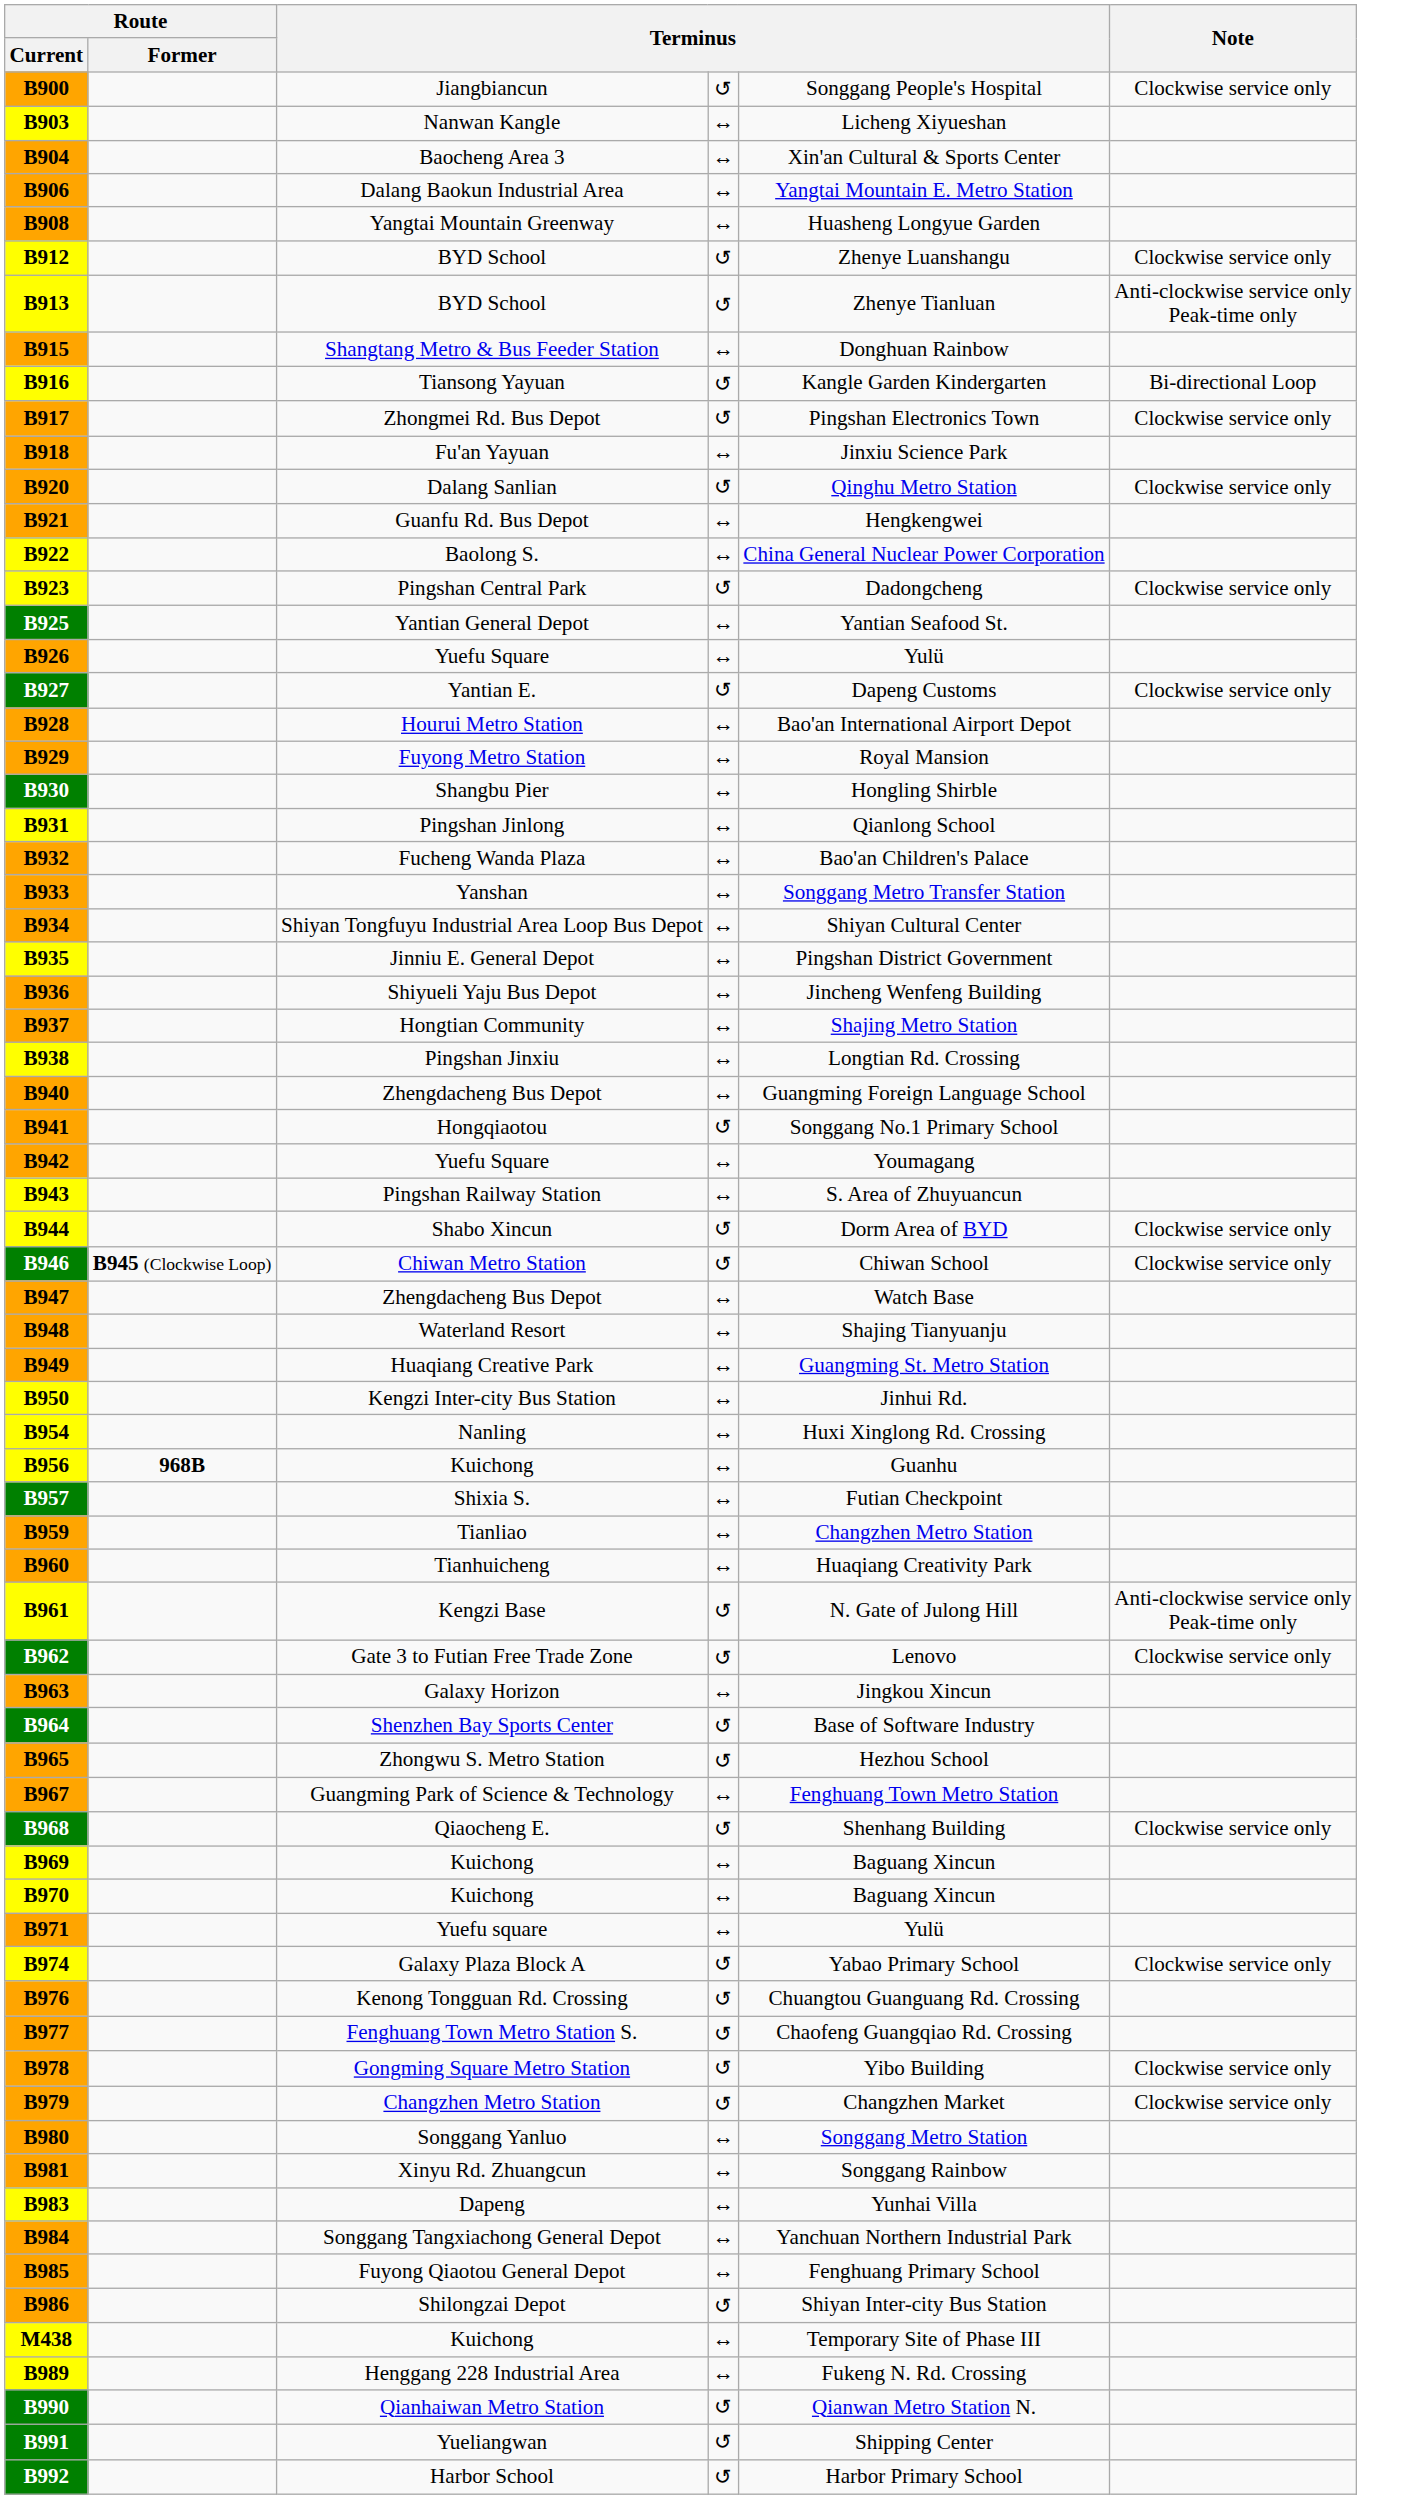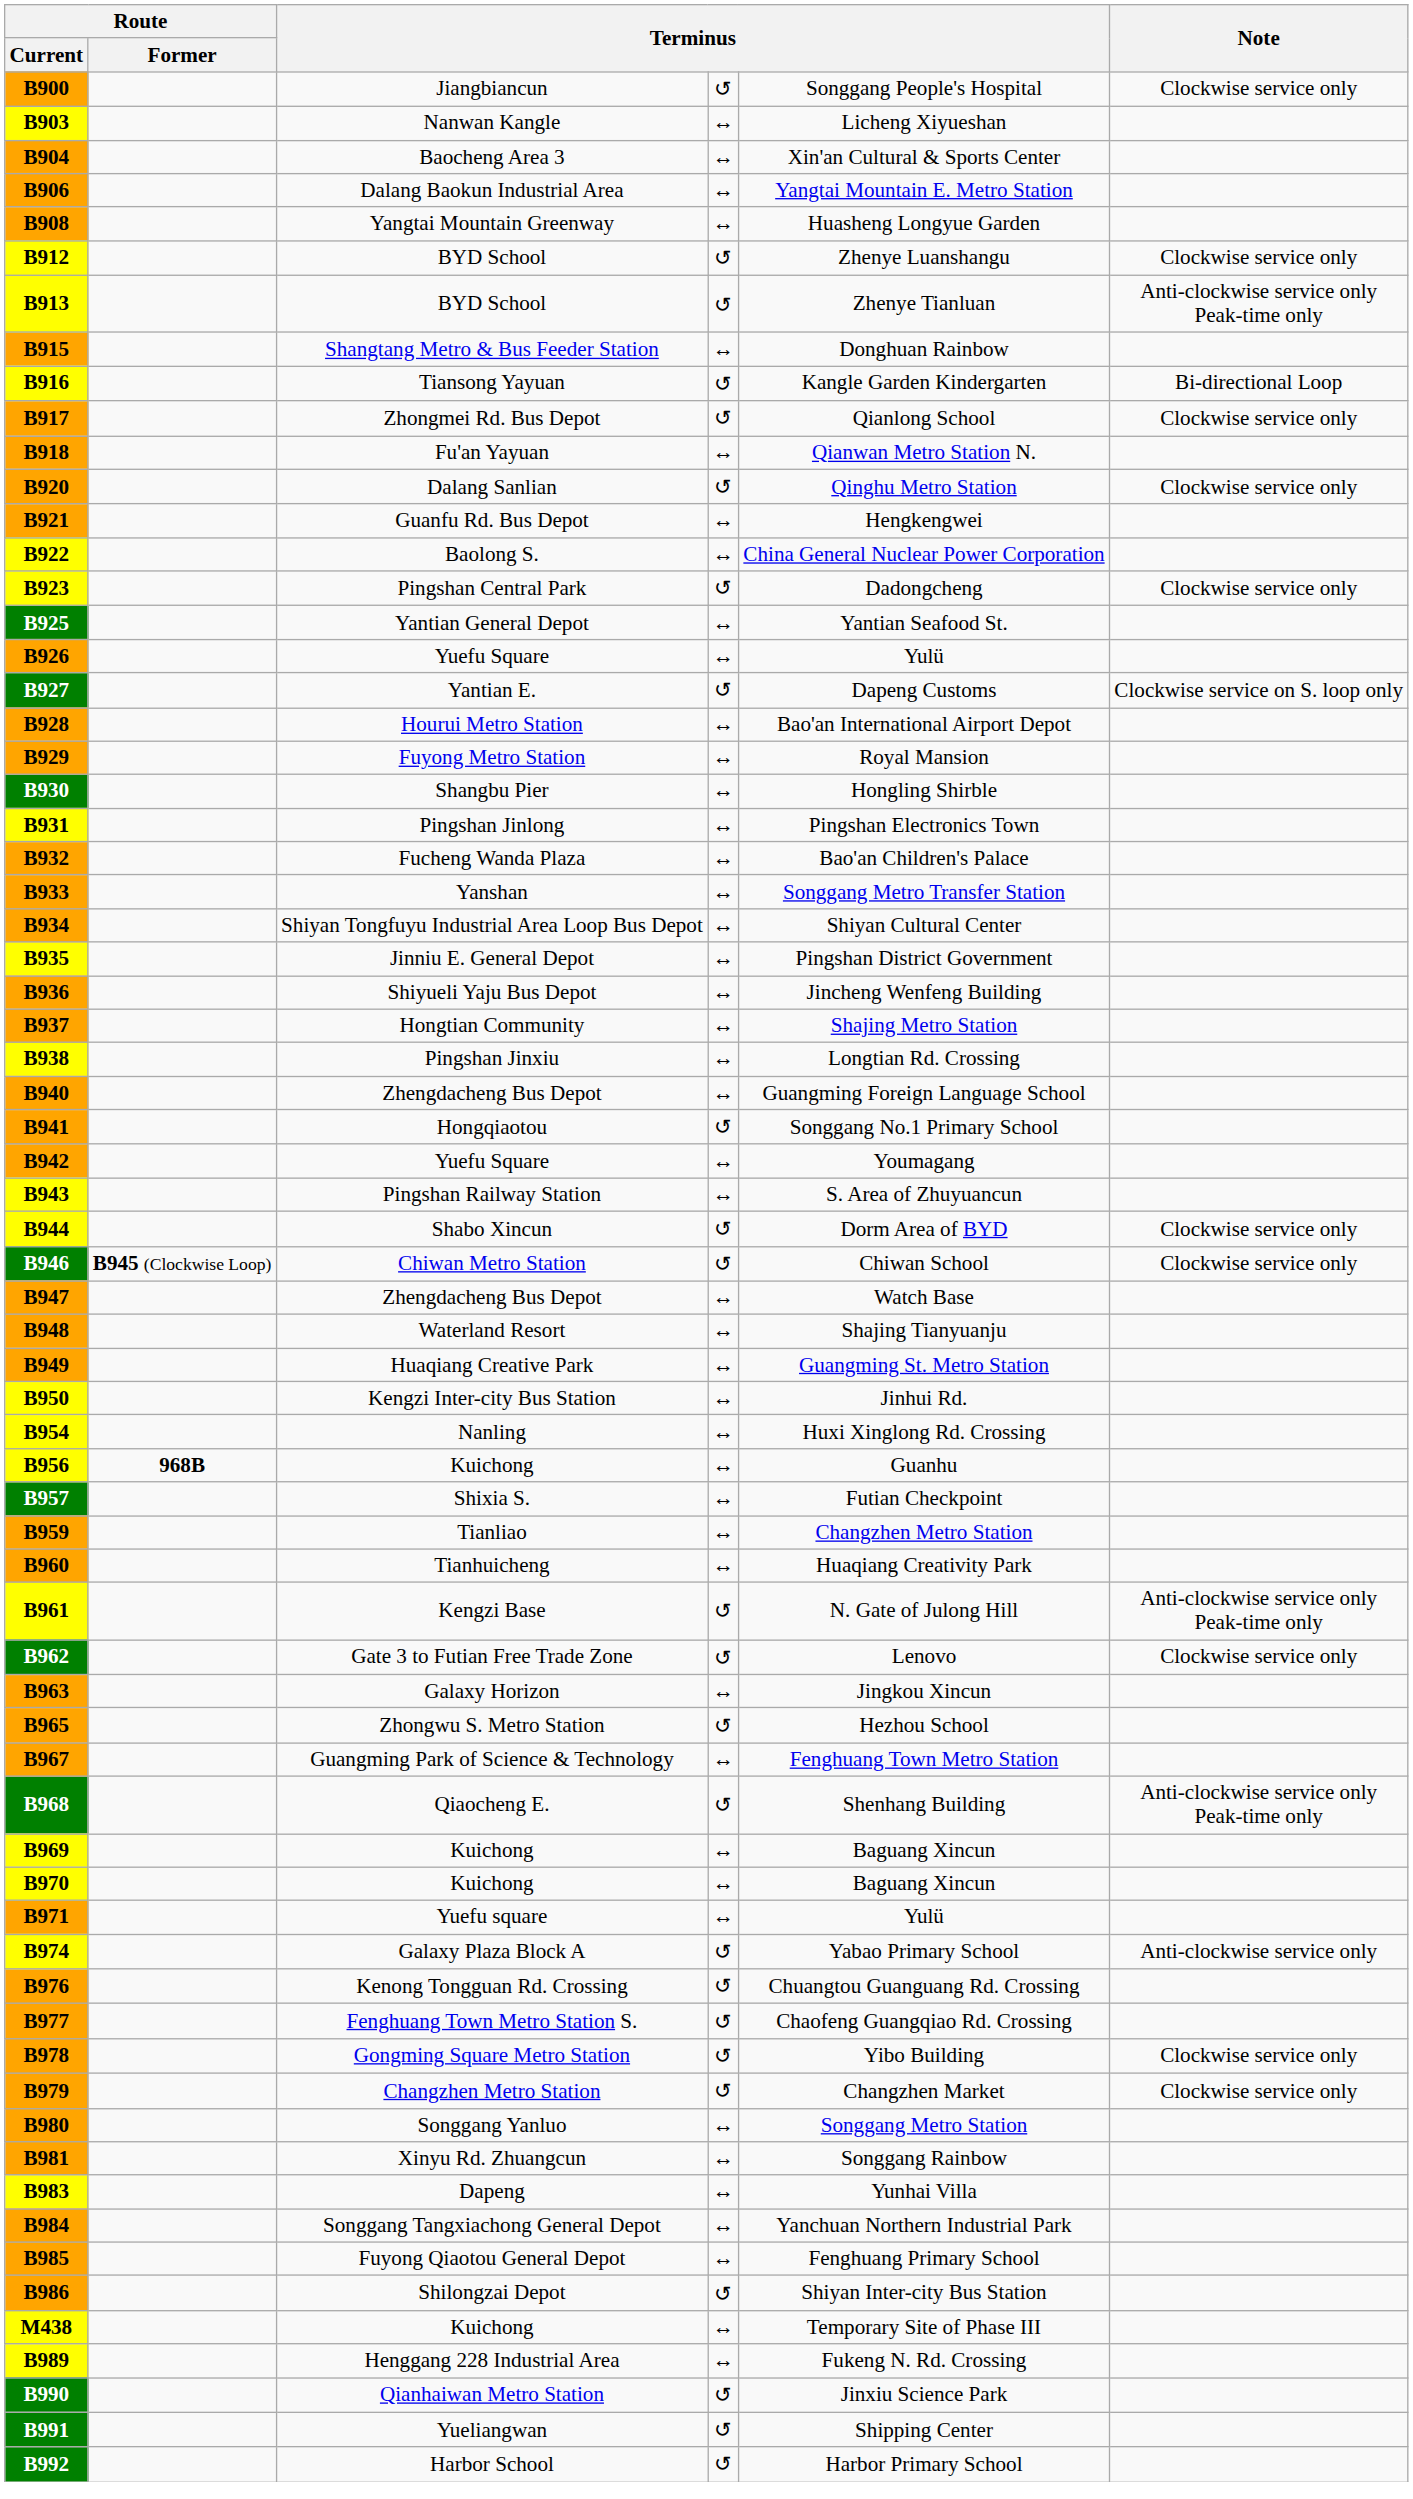(924, 418) Pingshan Electronics Town -> (924, 418) Qianlong School
(924, 452) Jinxiu Science Park -> (924, 452) Qianwan Metro Station N.
(1233, 689) Clockwise service only -> (1259, 689) Clockwise service on S. loop only
(924, 824) Qianlong School -> (924, 824) Pingshan Electronics Town
- row: (46, 1725)
(1233, 1828) Clockwise service only -> (1259, 1804) Anti-clockwise service only Peak-time only
(1233, 1963) Clockwise service only -> (1259, 1951) Anti-clockwise service only
(924, 2406) Qianwan Metro Station N. -> (924, 2394) Jinxiu Science Park
